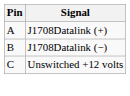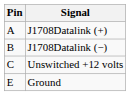+ row: (44, 82)
